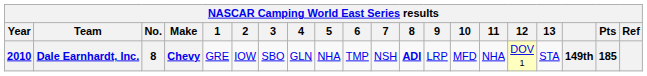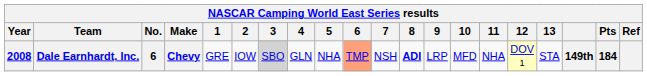(19, 56) 2010 -> (19, 56) 2008
(153, 56) 8 -> (153, 56) 6
(273, 56) no background -> (273, 56) lightgrey background
(357, 56) no background -> (357, 56) lightsalmon background
(608, 56) 185 -> (608, 56) 184
